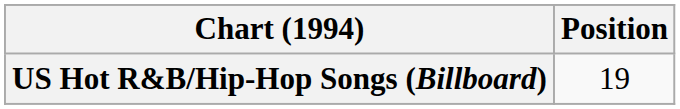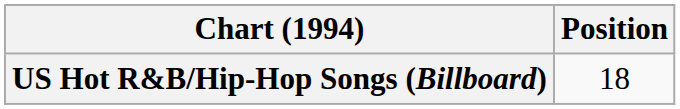(615, 78) 19 -> (615, 78) 18
